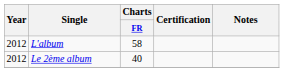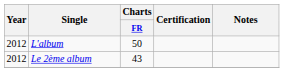(137, 43) 58 -> (137, 43) 50
(137, 59) 40 -> (137, 59) 43
